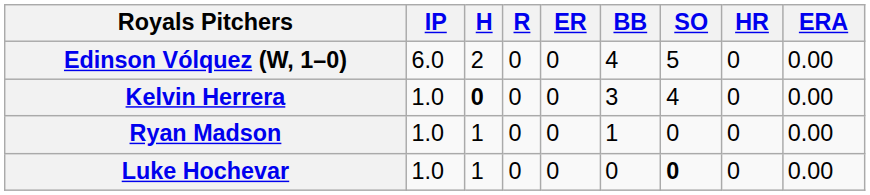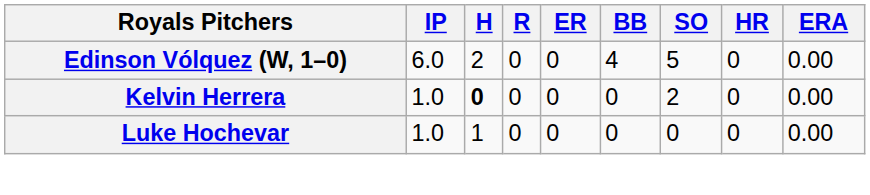(612, 97) 3 -> (612, 97) 0
(673, 97) 4 -> (673, 97) 2
- row: (205, 134)
(673, 171) bold -> (673, 134) normal
